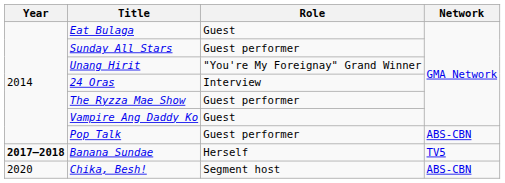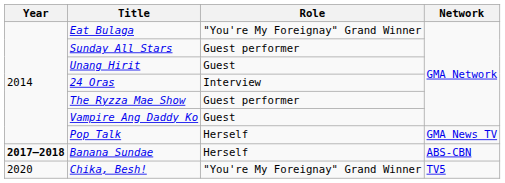(219, 30) Guest -> (312, 30) "You're My Foreignay" Grand Winner
(312, 65) "You're My Foreignay" Grand Winner -> (219, 65) Guest
(251, 135) Guest performer -> (226, 135) Herself
(449, 135) ABS-CBN -> (462, 135) GMA News TV
(436, 152) TV5 -> (449, 152) ABS-CBN
(242, 169) Segment host -> (312, 169) "You're My Foreignay" Grand Winner
(449, 169) ABS-CBN -> (436, 169) TV5
